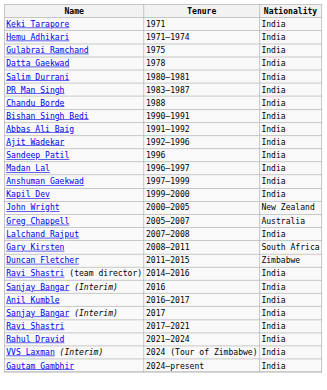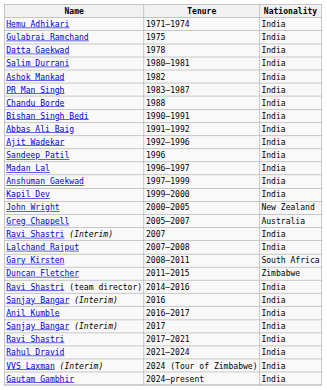- row: (38, 24)
+ row: (35, 77)
+ row: (60, 234)
